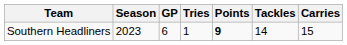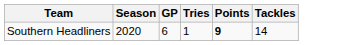- column: (320, 13)
(128, 31) 2023 -> (128, 31) 2020
